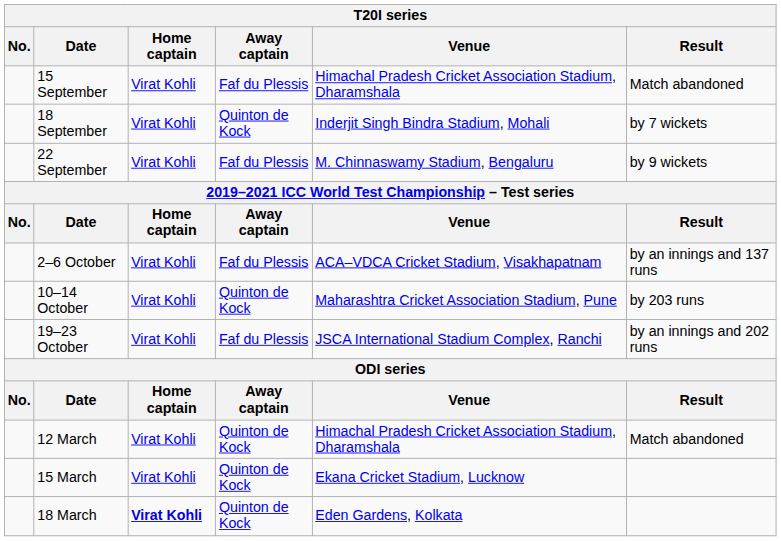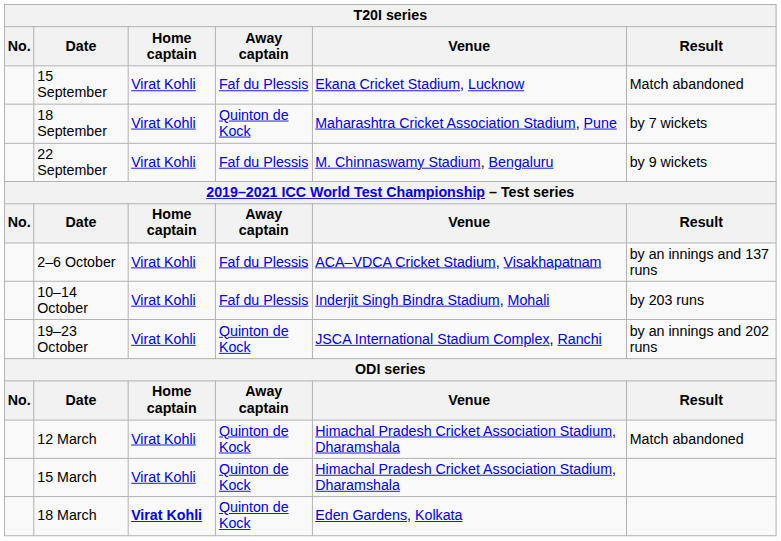(466, 84) Himachal Pradesh Cricket Association Stadium, Dharamshala -> (420, 84) Ekana Cricket Stadium, Lucknow
(432, 123) Inderjit Singh Bindra Stadium, Mohali -> (466, 123) Maharashtra Cricket Association Stadium, Pune
(254, 300) Quinton de Kock -> (264, 300) Faf du Plessis
(466, 300) Maharashtra Cricket Association Stadium, Pune -> (432, 300) Inderjit Singh Bindra Stadium, Mohali
(264, 339) Faf du Plessis -> (254, 339) Quinton de Kock
(420, 477) Ekana Cricket Stadium, Lucknow -> (466, 477) Himachal Pradesh Cricket Association Stadium, Dharamshala
